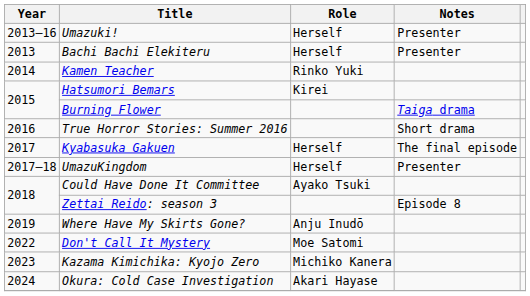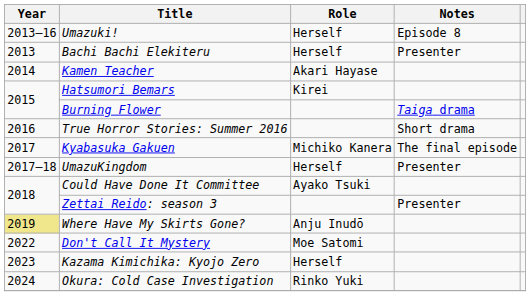(429, 33) Presenter -> (429, 33) Episode 8
(328, 71) Rinko Yuki -> (335, 71) Akari Hayase
(318, 147) Herself -> (342, 147) Michiko Kanera
(429, 205) Episode 8 -> (429, 205) Presenter
(21, 224) no background -> (21, 224) khaki background
(342, 262) Michiko Kanera -> (318, 262) Herself
(335, 281) Akari Hayase -> (328, 281) Rinko Yuki
